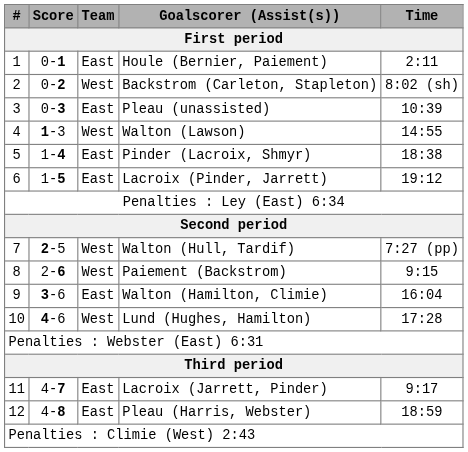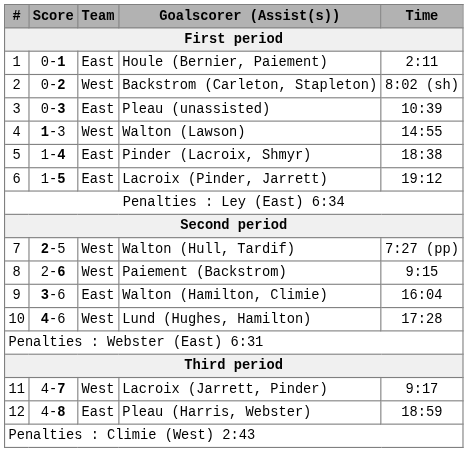(98, 389) East -> (98, 389) West
